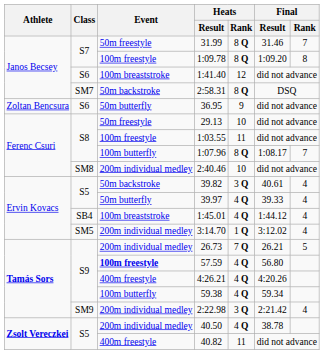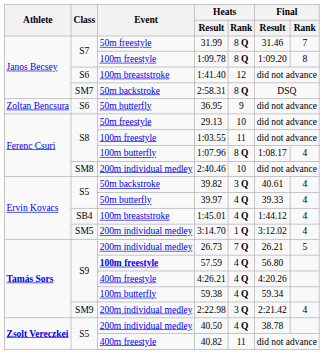(305, 153) 7 -> (305, 153) 4
